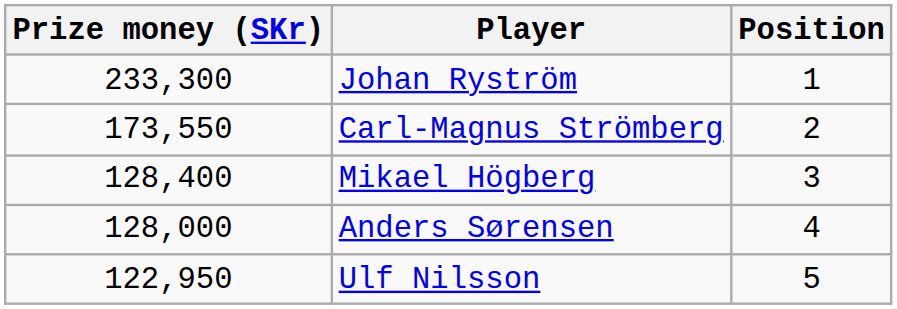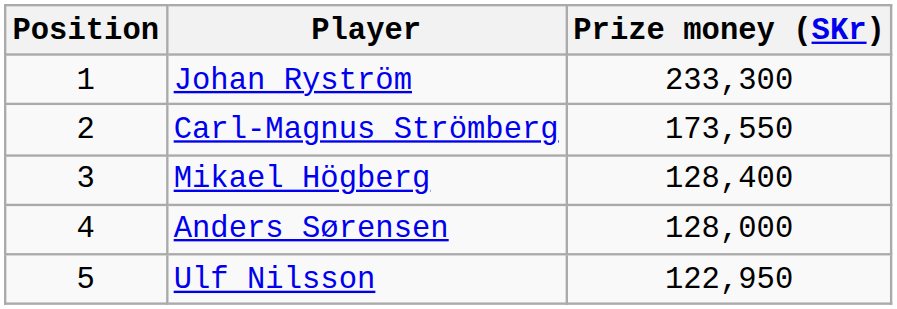columns swapped: (812, 30) <-> (168, 30)
